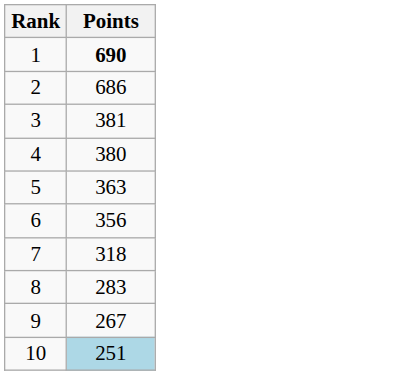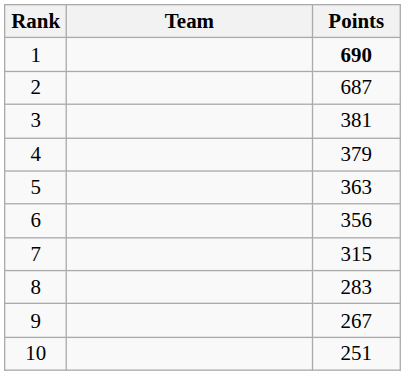+ column: (189, 21)
(111, 87) 686 -> (356, 87) 687
(111, 154) 380 -> (356, 154) 379
(111, 253) 318 -> (356, 253) 315
(111, 353) lightblue background -> (356, 353) no background
